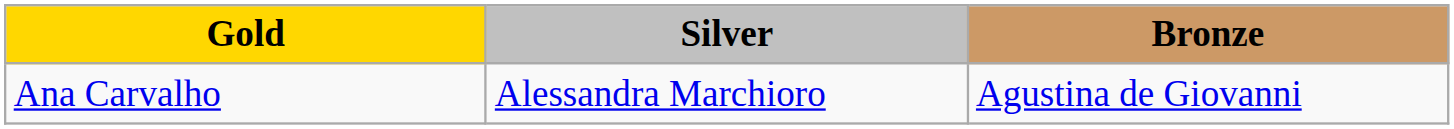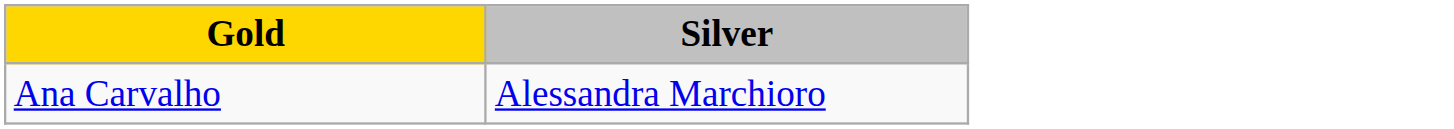- column: (1208, 33)
